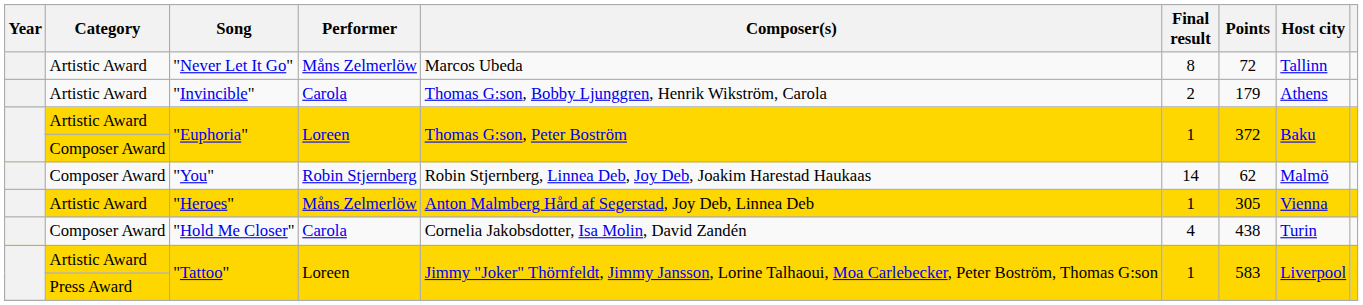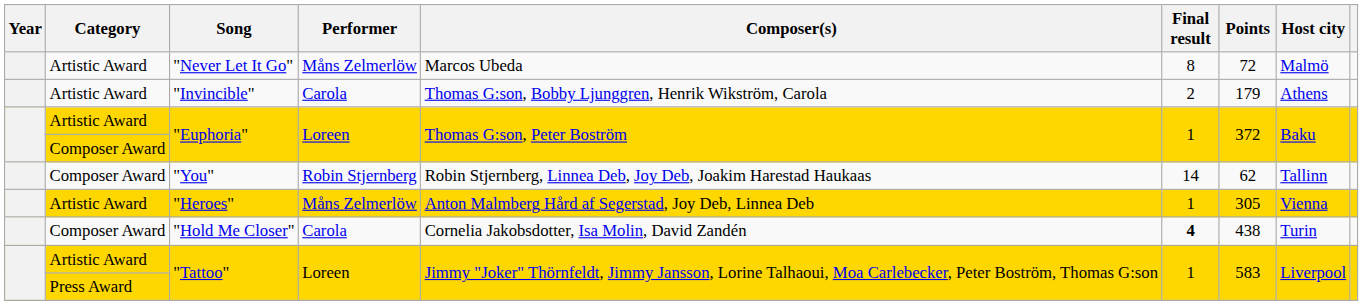(1304, 65) Tallinn -> (1304, 65) Malmö
(1304, 176) Malmö -> (1304, 176) Tallinn
(1191, 231) normal -> (1191, 231) bold
